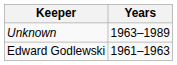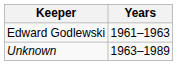rows swapped: (56, 51) <-> (32, 32)
